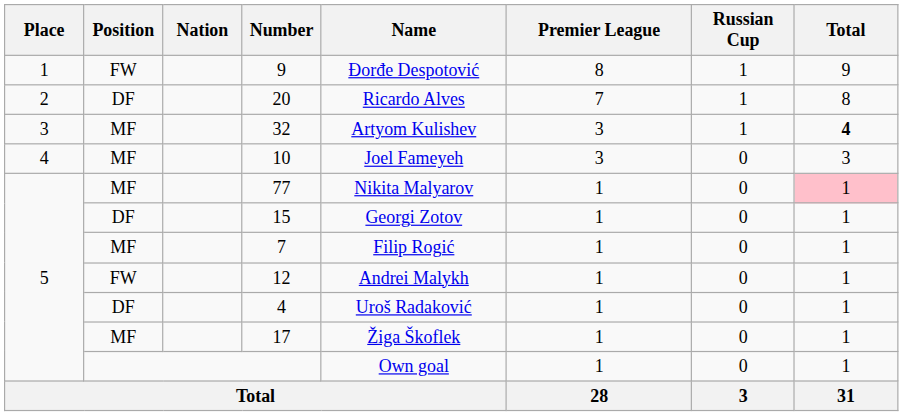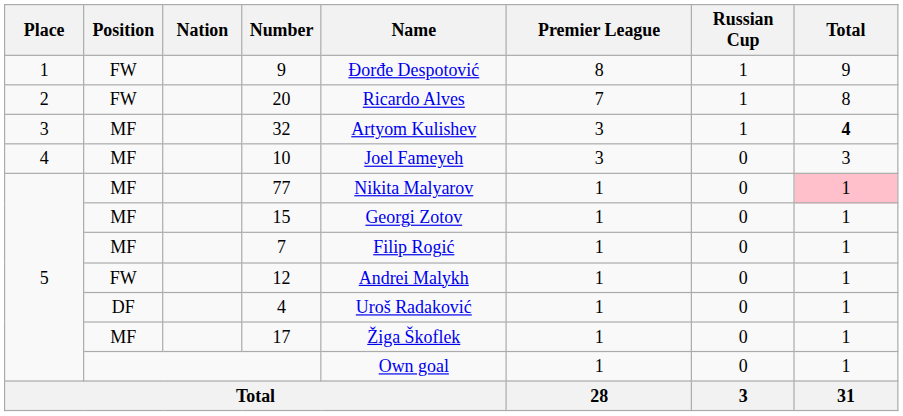(123, 99) DF -> (123, 99) FW
(123, 218) DF -> (123, 218) MF
